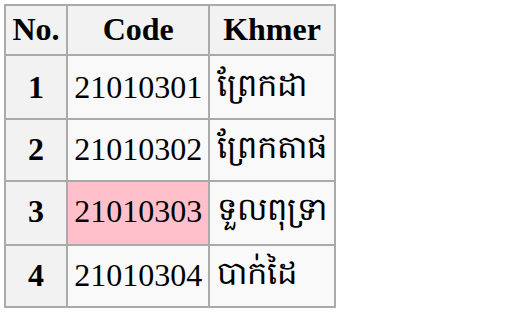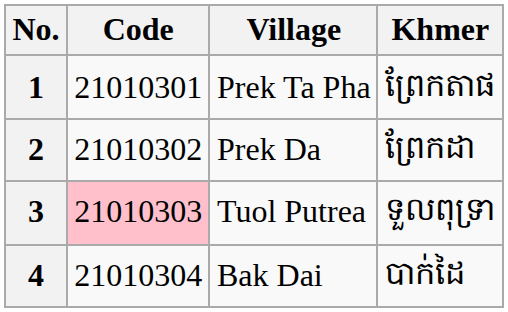+ column: (294, 29)
(262, 84) ព្រែកដា -> (440, 84) ព្រែកតាផ
(272, 147) ព្រែកតាផ -> (430, 147) ព្រែកដា
